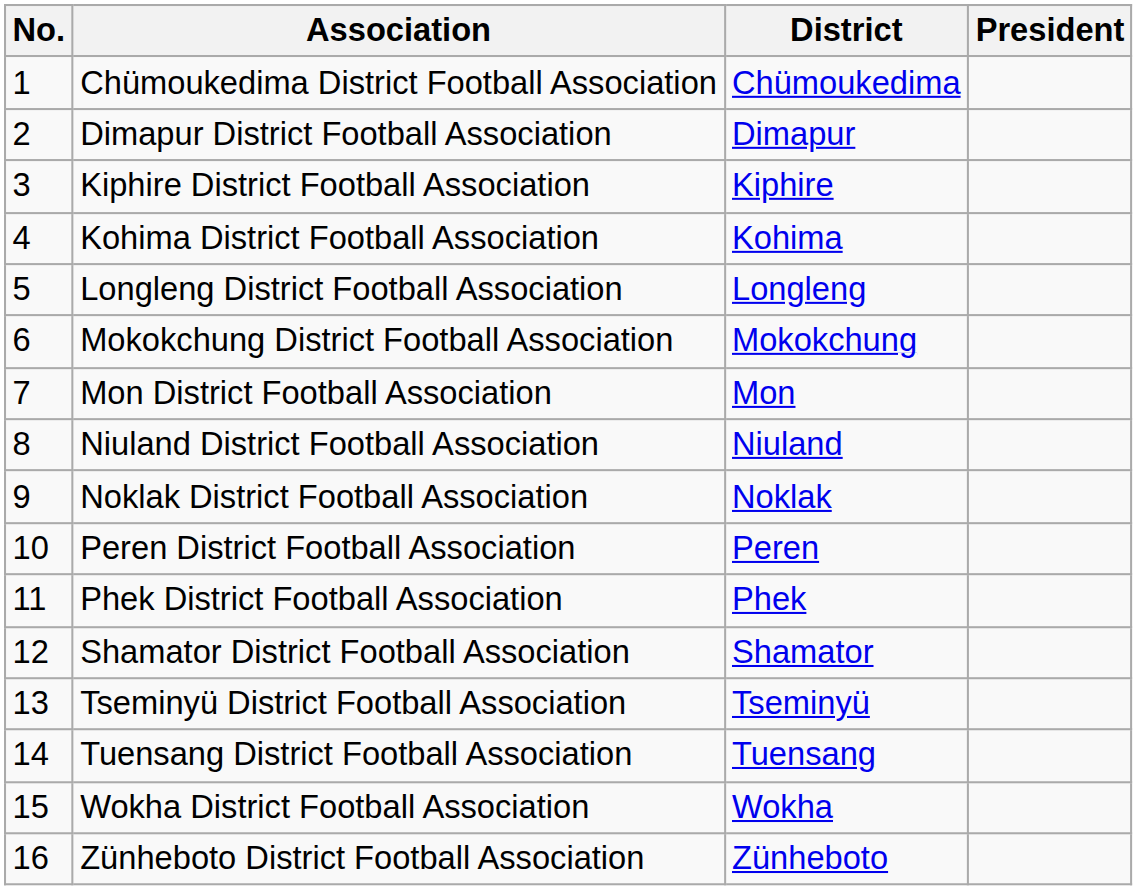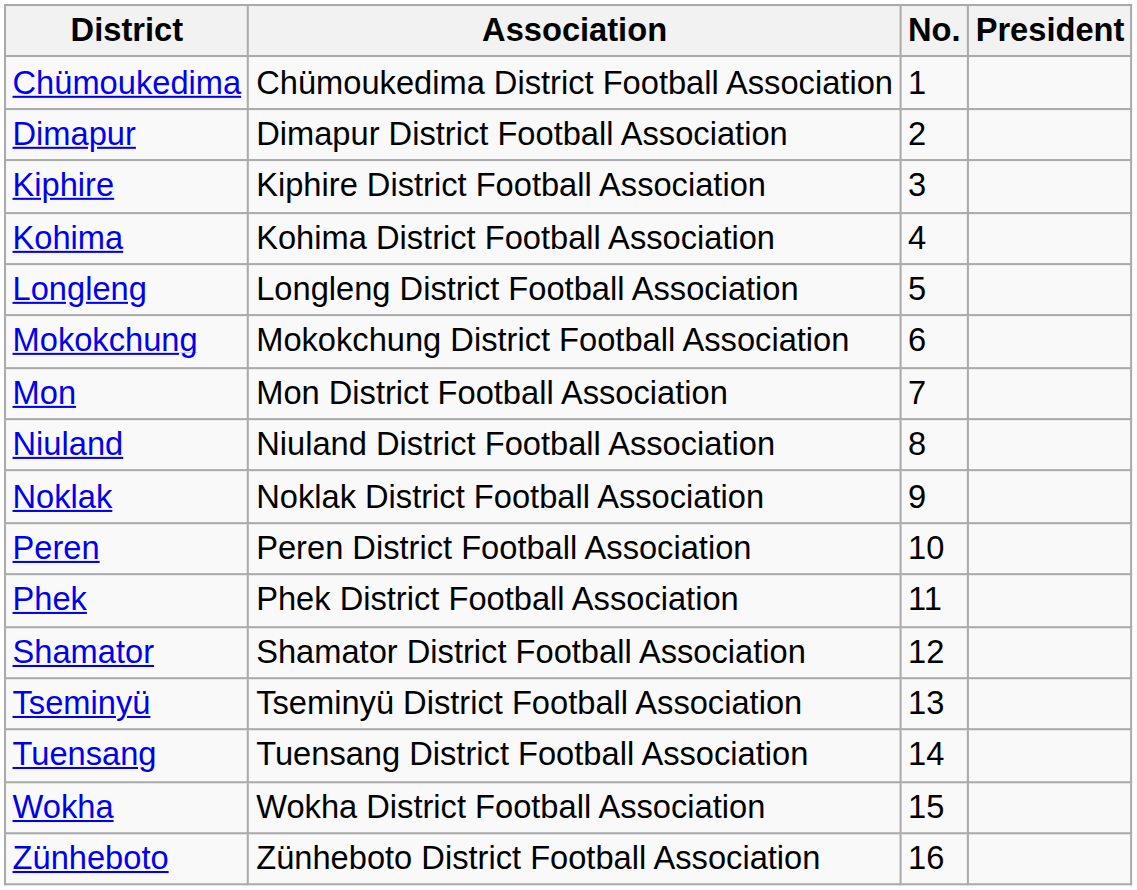columns swapped: (39, 30) <-> (846, 30)
